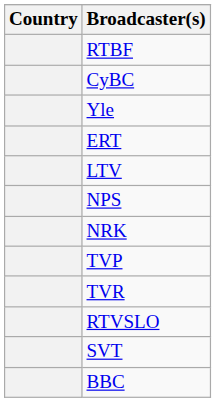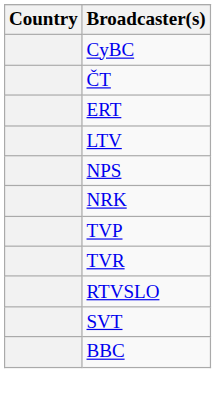- row: (110, 49)
+ row: (99, 79)
- row: (100, 110)
